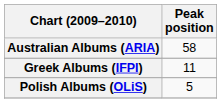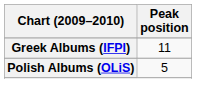- row: (83, 48)
